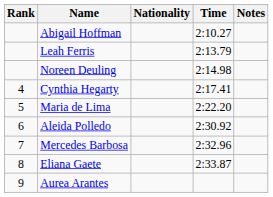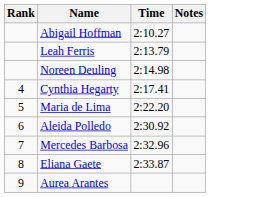- column: (162, 13)
